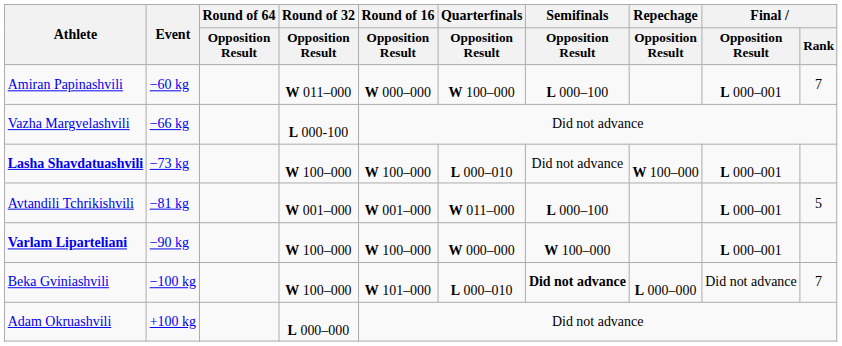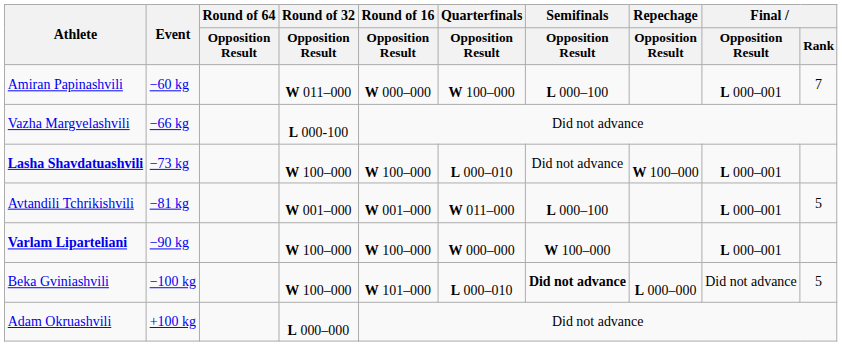(819, 282) 7 -> (819, 282) 5
